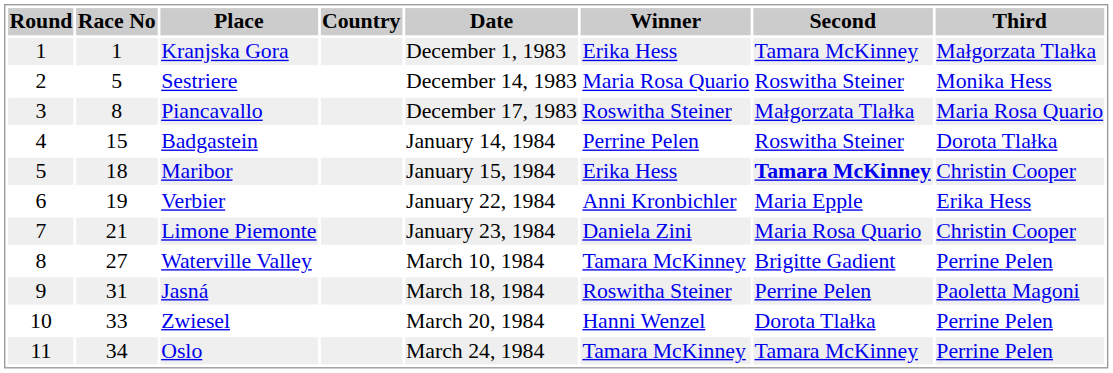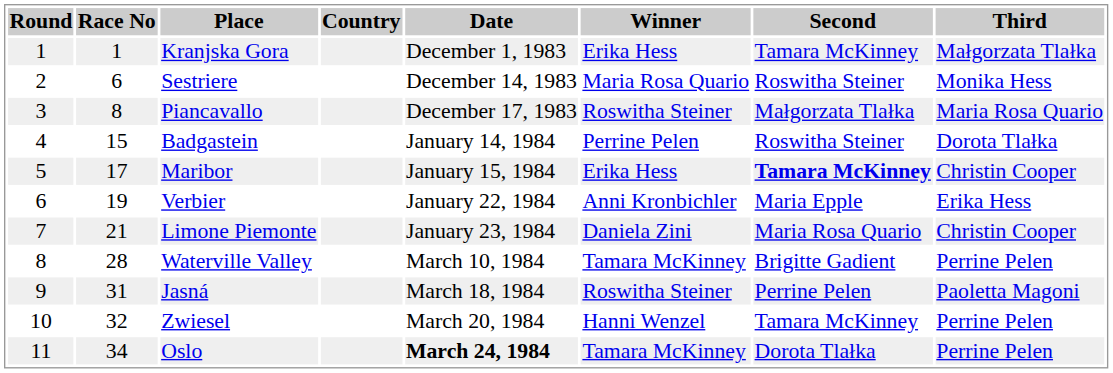(117, 81) 5 -> (117, 81) 6
(117, 171) 18 -> (117, 171) 17
(117, 260) 27 -> (117, 260) 28
(117, 320) 33 -> (117, 320) 32
(815, 320) Dorota Tlałka -> (836, 320) Tamara McKinney
(475, 350) normal -> (478, 350) bold
(836, 350) Tamara McKinney -> (815, 350) Dorota Tlałka
